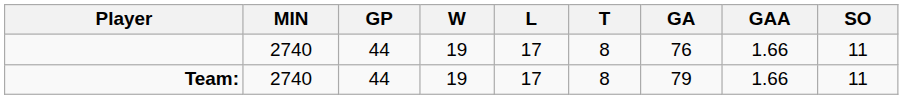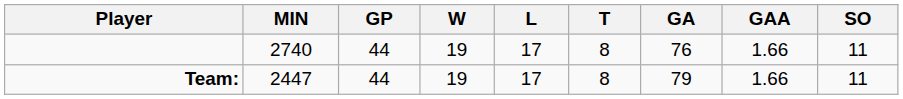(291, 79) 2740 -> (291, 79) 2447
